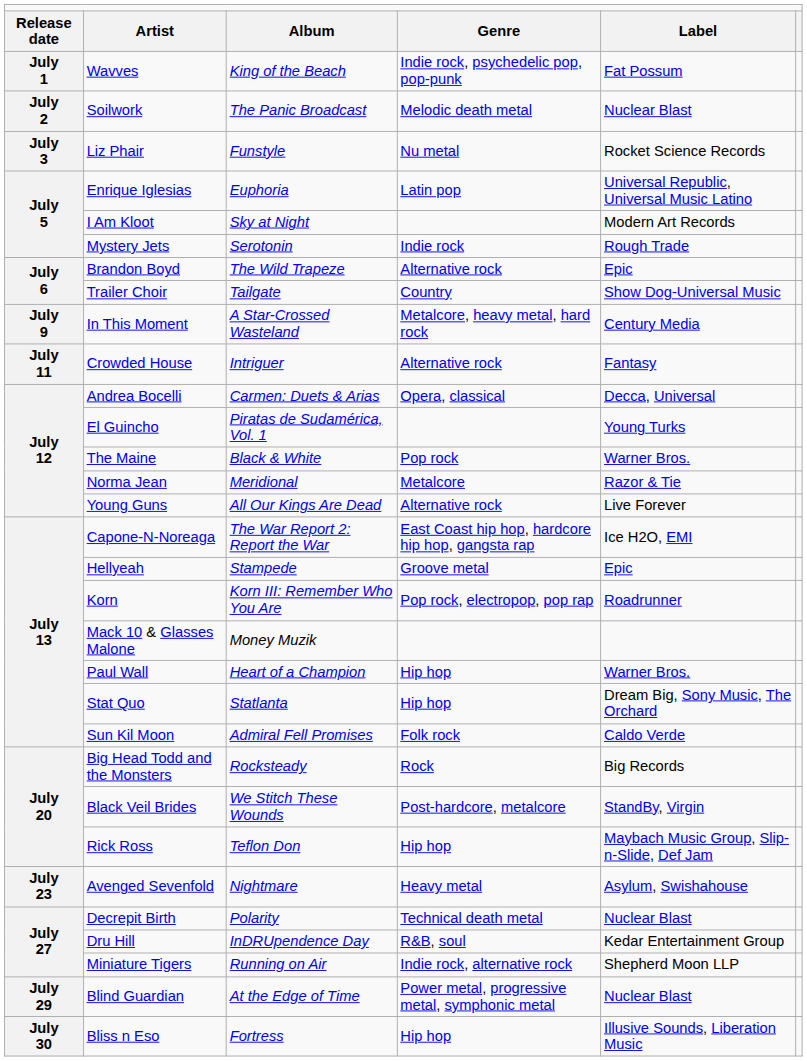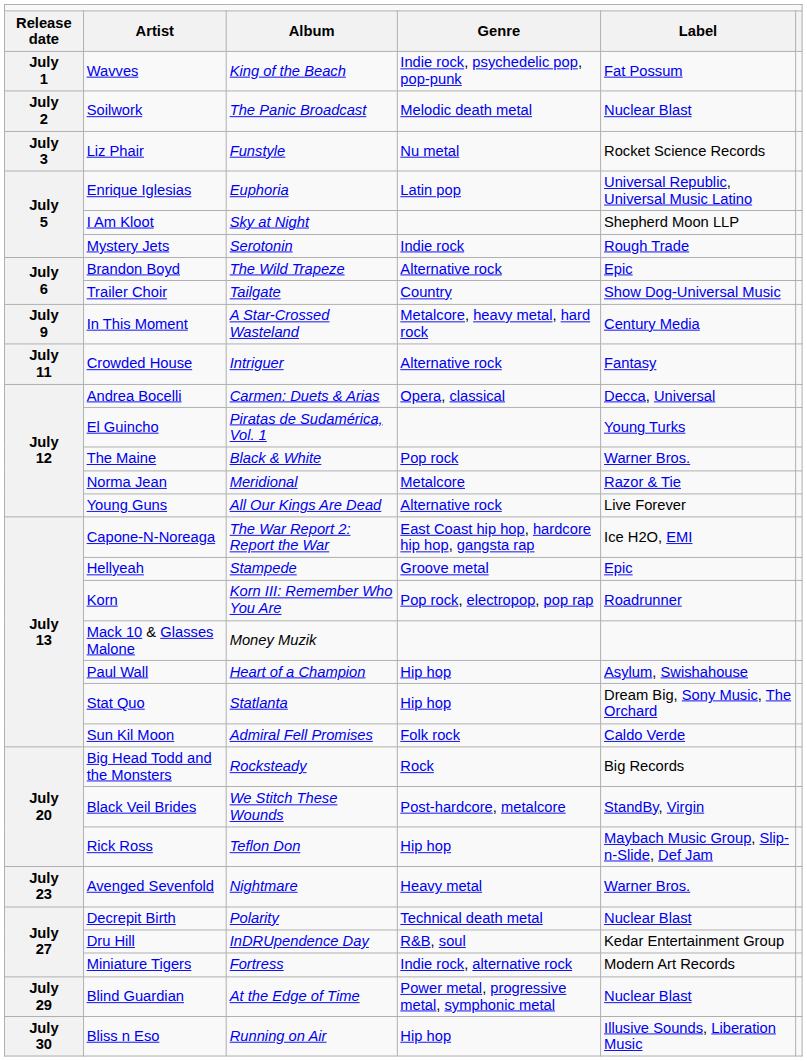(670, 222) Modern Art Records -> (672, 222) Shepherd Moon LLP
(647, 672) Warner Bros. -> (676, 672) Asylum, Swishahouse
(676, 886) Asylum, Swishahouse -> (647, 886) Warner Bros.
(278, 964) Running on Air -> (257, 964) Fortress
(672, 964) Shepherd Moon LLP -> (670, 964) Modern Art Records
(257, 1036) Fortress -> (278, 1036) Running on Air
